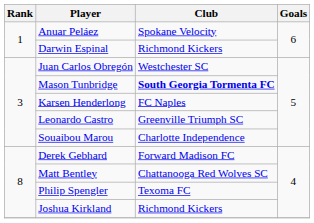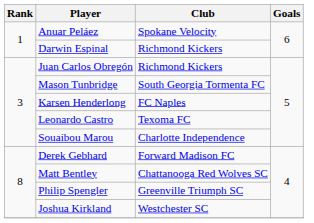(173, 66) Westchester SC -> (180, 66) Richmond Kickers
(206, 84) bold -> (201, 84) normal
(191, 119) Greenville Triumph SC -> (164, 119) Texoma FC
(164, 191) Texoma FC -> (191, 191) Greenville Triumph SC
(180, 208) Richmond Kickers -> (173, 208) Westchester SC
